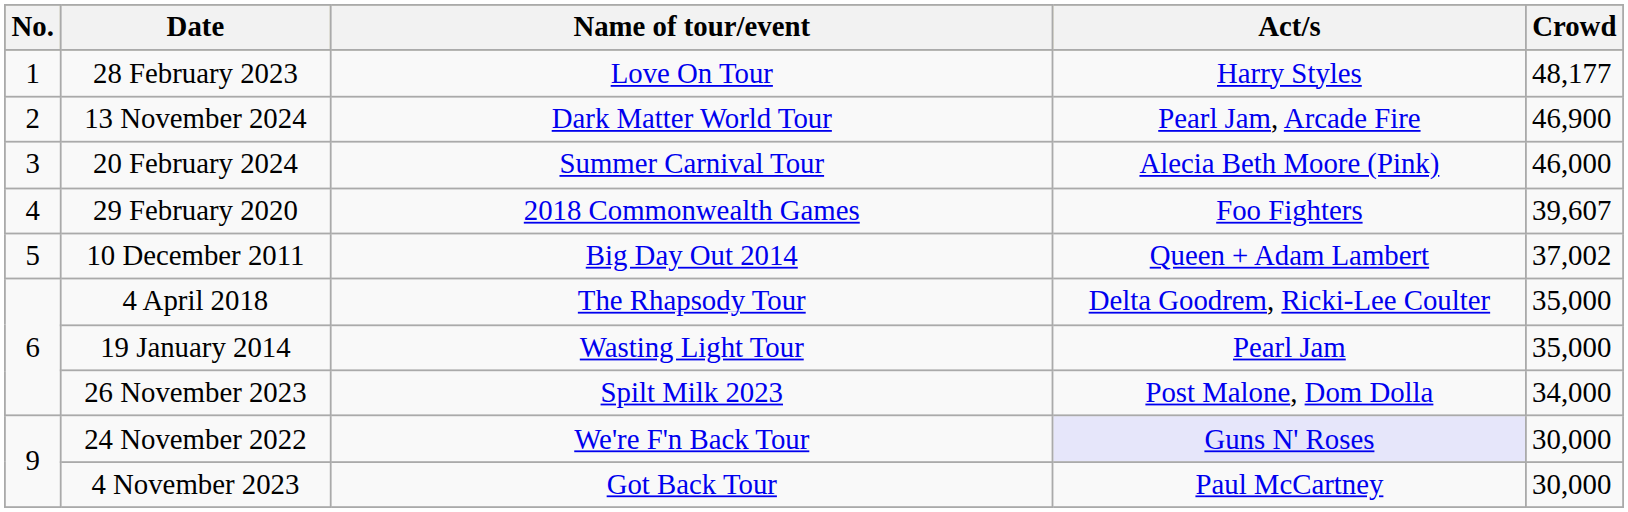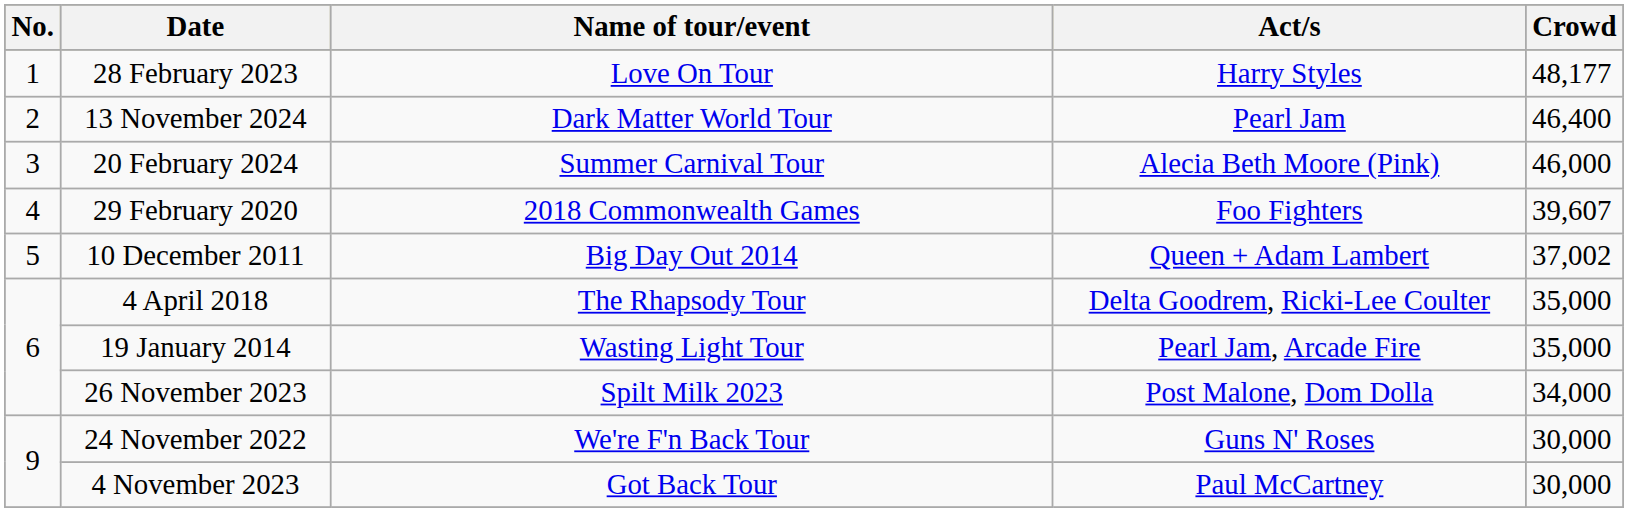(1289, 118) Pearl Jam, Arcade Fire -> (1289, 118) Pearl Jam
(1572, 118) 46,900 -> (1572, 118) 46,400
(1289, 347) Pearl Jam -> (1289, 347) Pearl Jam, Arcade Fire
(1289, 438) lavender background -> (1289, 438) no background
